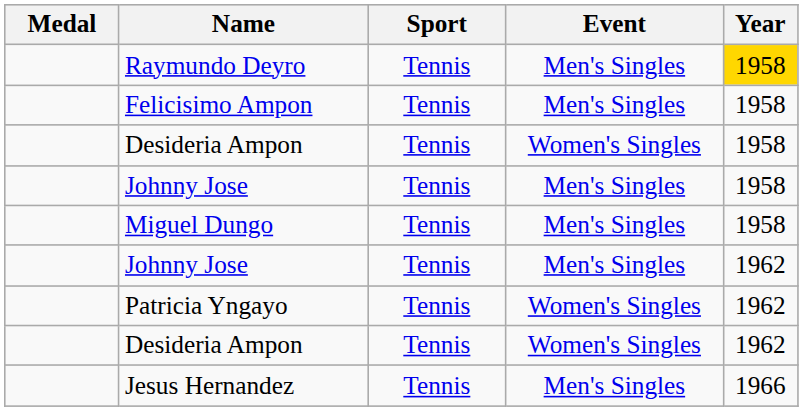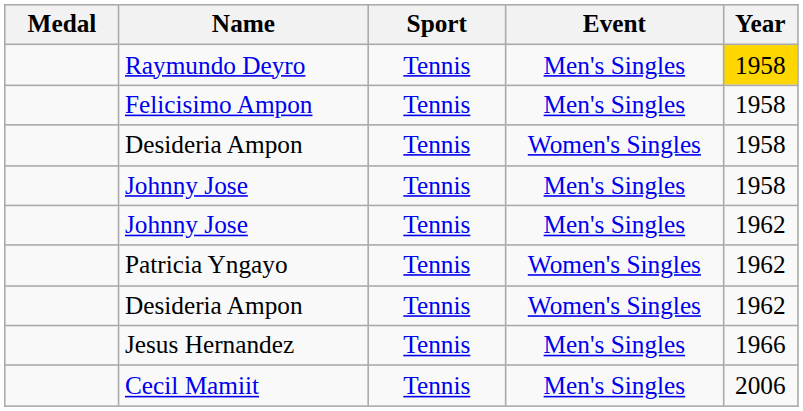- row: (199, 225)
+ row: (192, 385)
